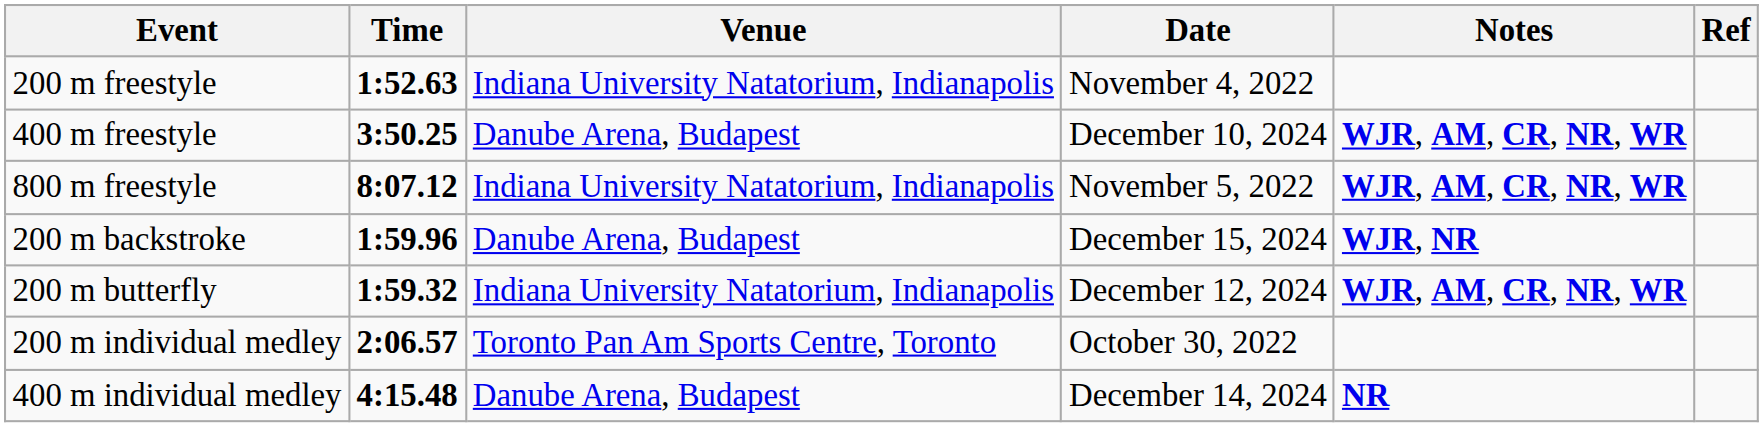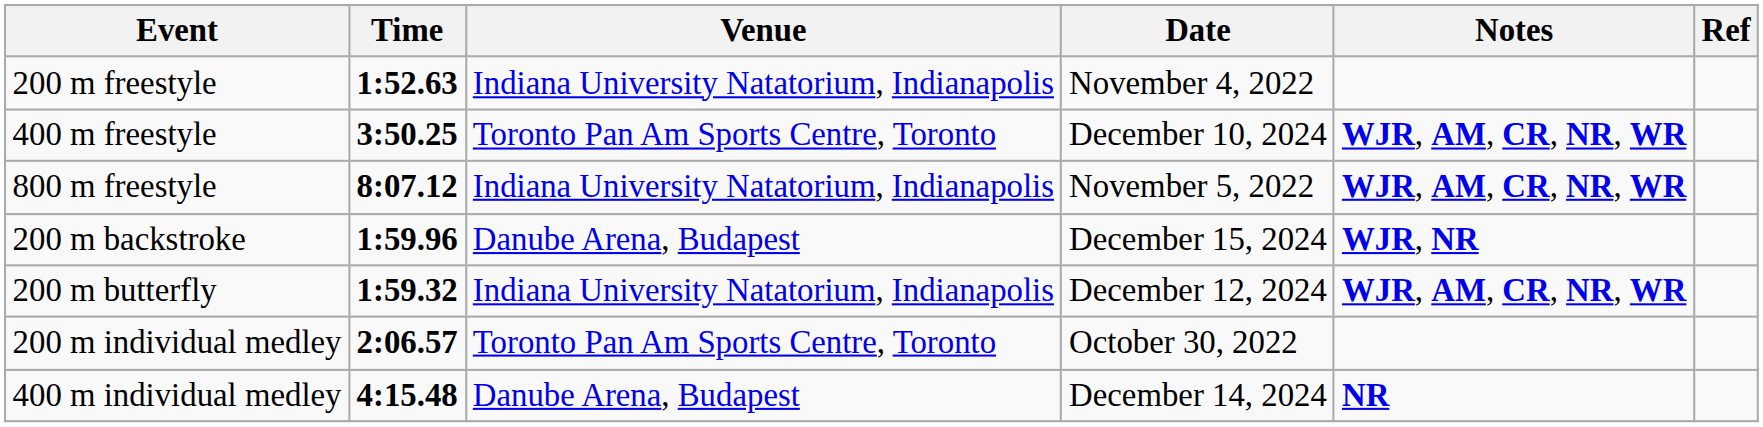(636, 134) Danube Arena, Budapest -> (734, 134) Toronto Pan Am Sports Centre, Toronto
